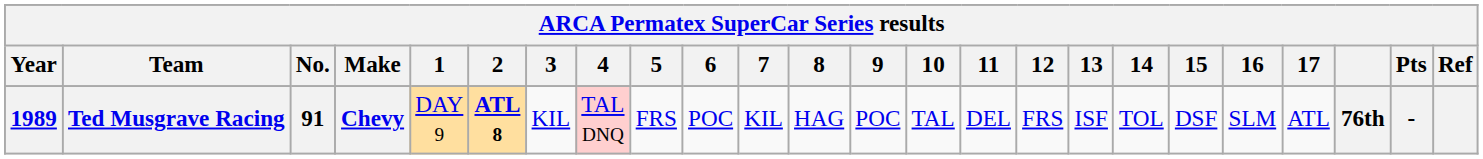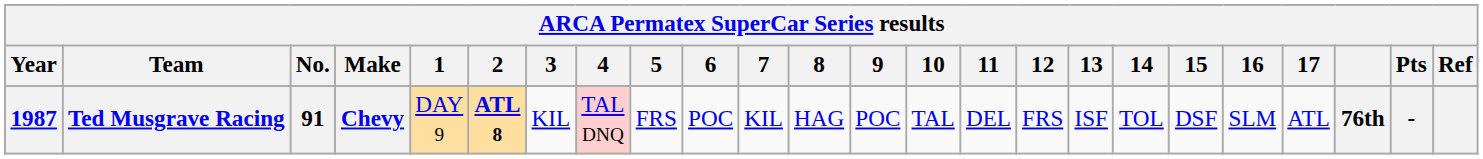(34, 119) 1989 -> (34, 119) 1987
